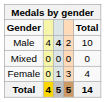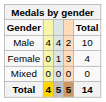(58, 43) bold -> (58, 43) normal
rows swapped: (24, 73) <-> (24, 58)
